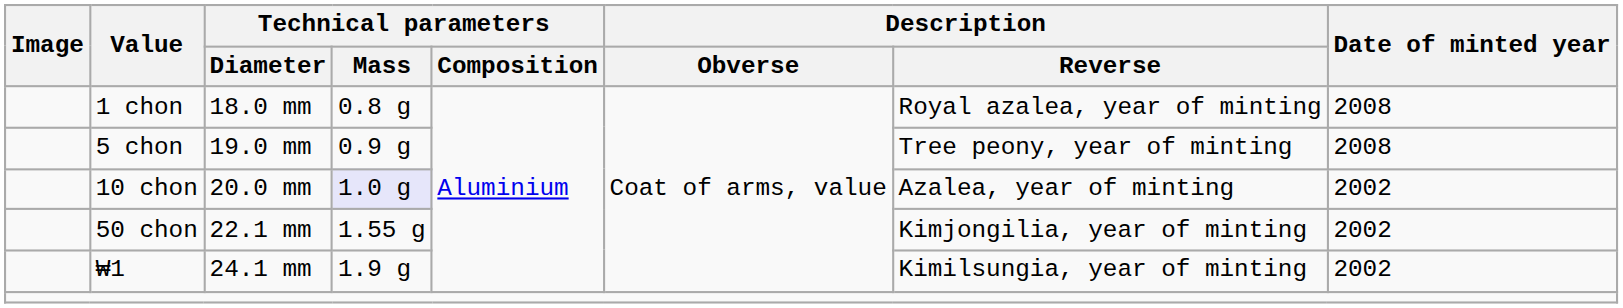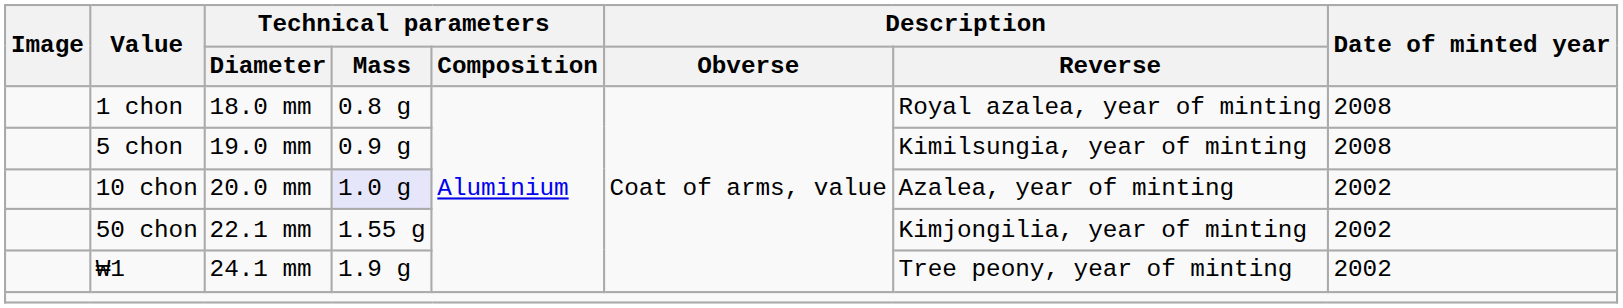(1096, 148) Tree peony, year of minting -> (1103, 148) Kimilsungia, year of minting
(1103, 270) Kimilsungia, year of minting -> (1096, 270) Tree peony, year of minting
